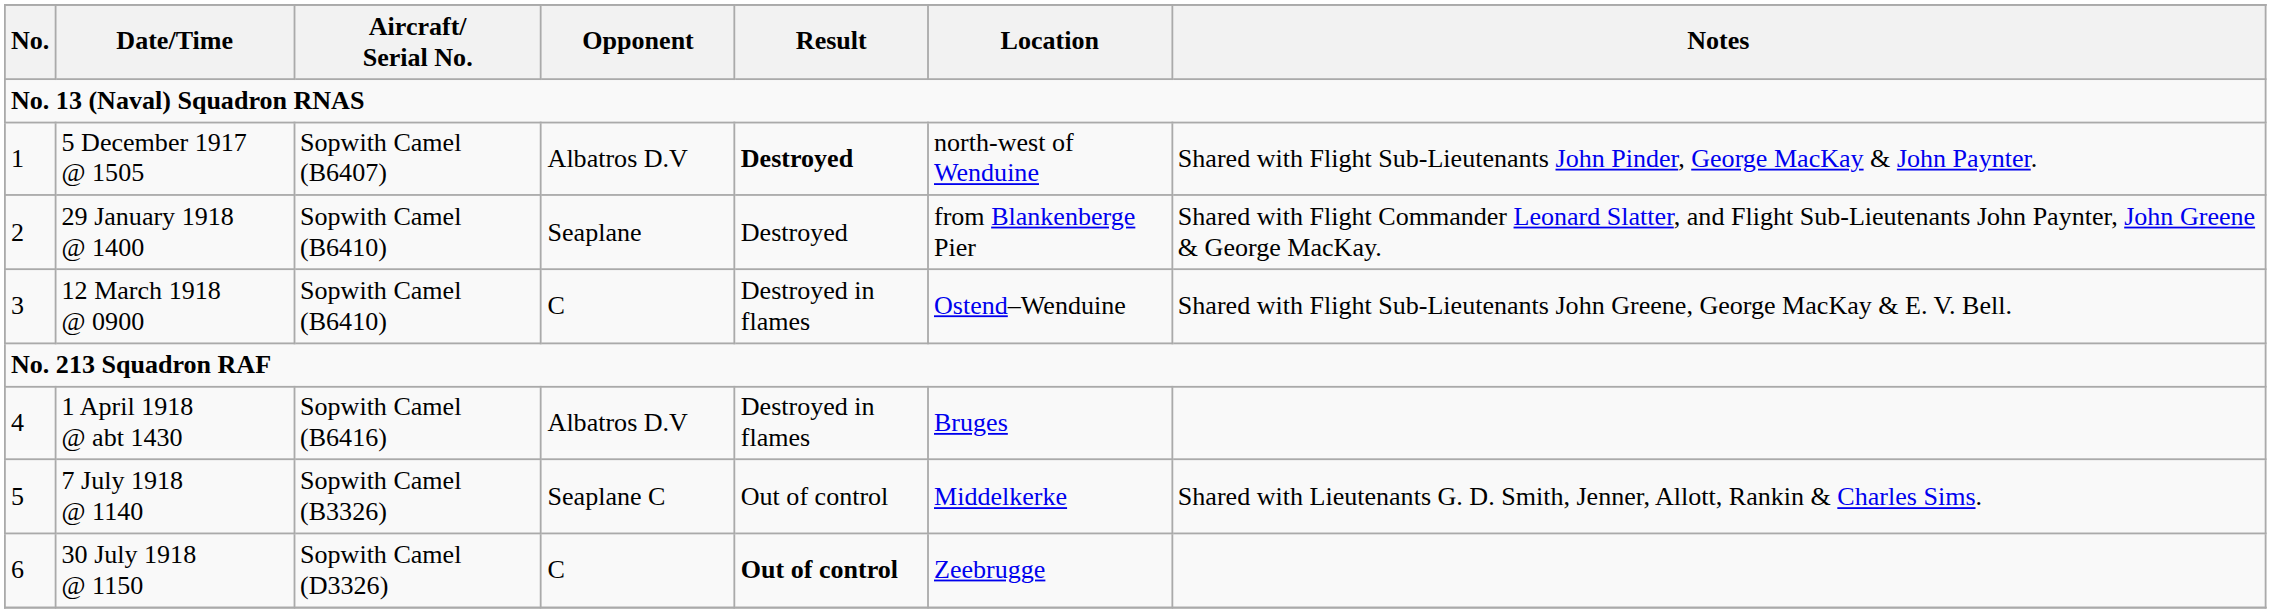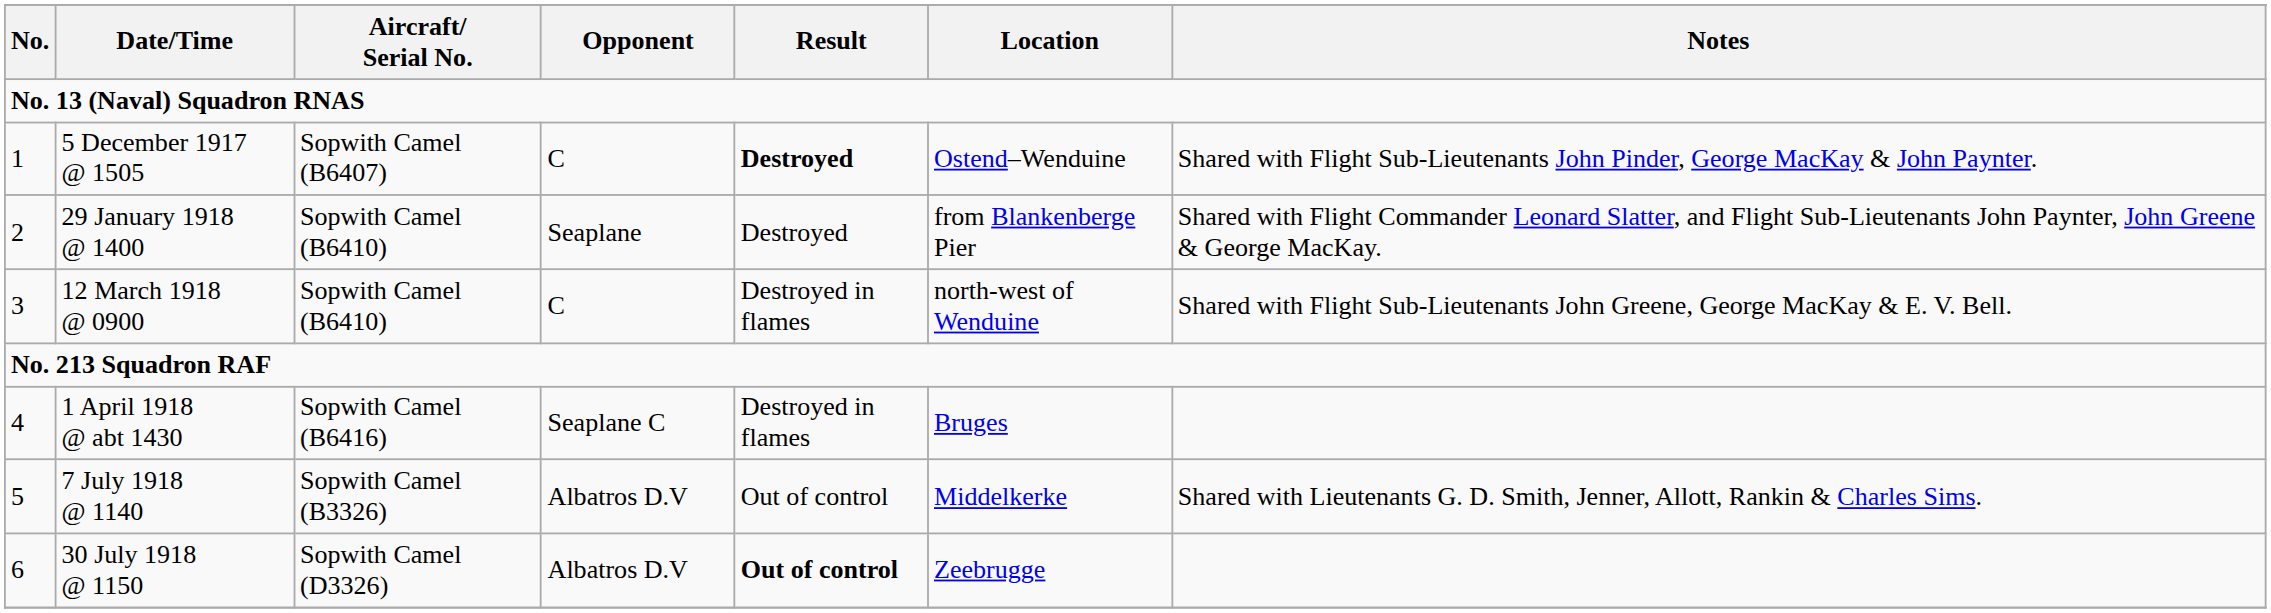(618, 158) Albatros D.V -> (556, 158) C
(1004, 158) north-west of Wenduine -> (1030, 158) Ostend–Wenduine
(1030, 306) Ostend–Wenduine -> (1004, 306) north-west of Wenduine
(618, 422) Albatros D.V -> (607, 422) Seaplane C
(607, 496) Seaplane C -> (618, 496) Albatros D.V
(556, 570) C -> (618, 570) Albatros D.V
